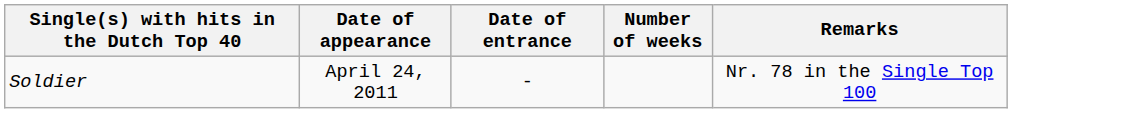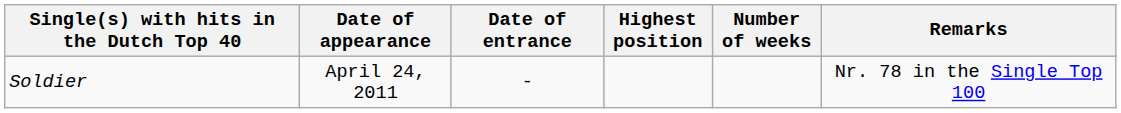+ column: (658, 31)
